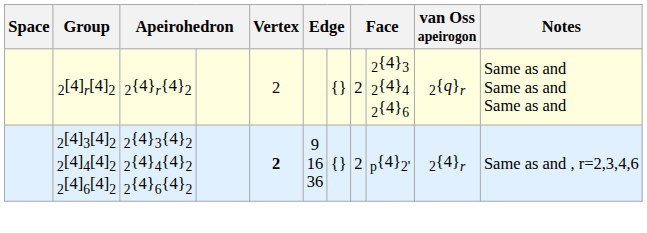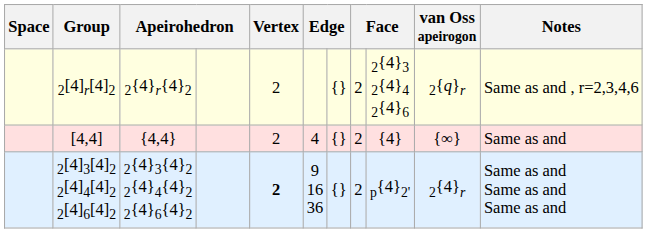(525, 87) Same as and Same as and Same as and -> (561, 87) Same as and , r=2,3,4,6
+ row: (87, 138)
(561, 163) Same as and , r=2,3,4,6 -> (525, 189) Same as and Same as and Same as and
